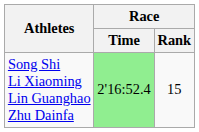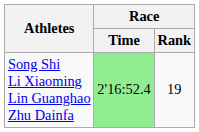(174, 89) 15 -> (174, 89) 19
